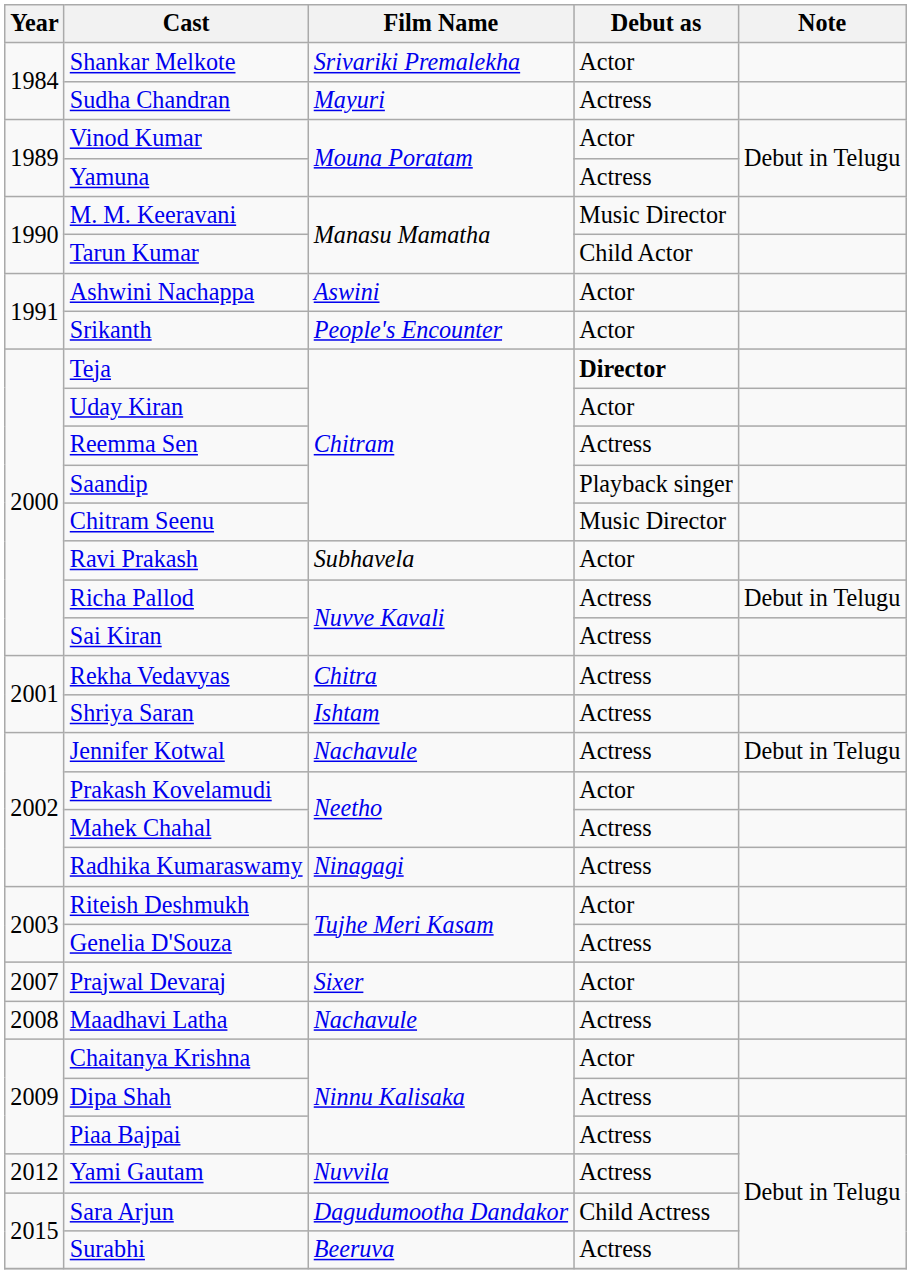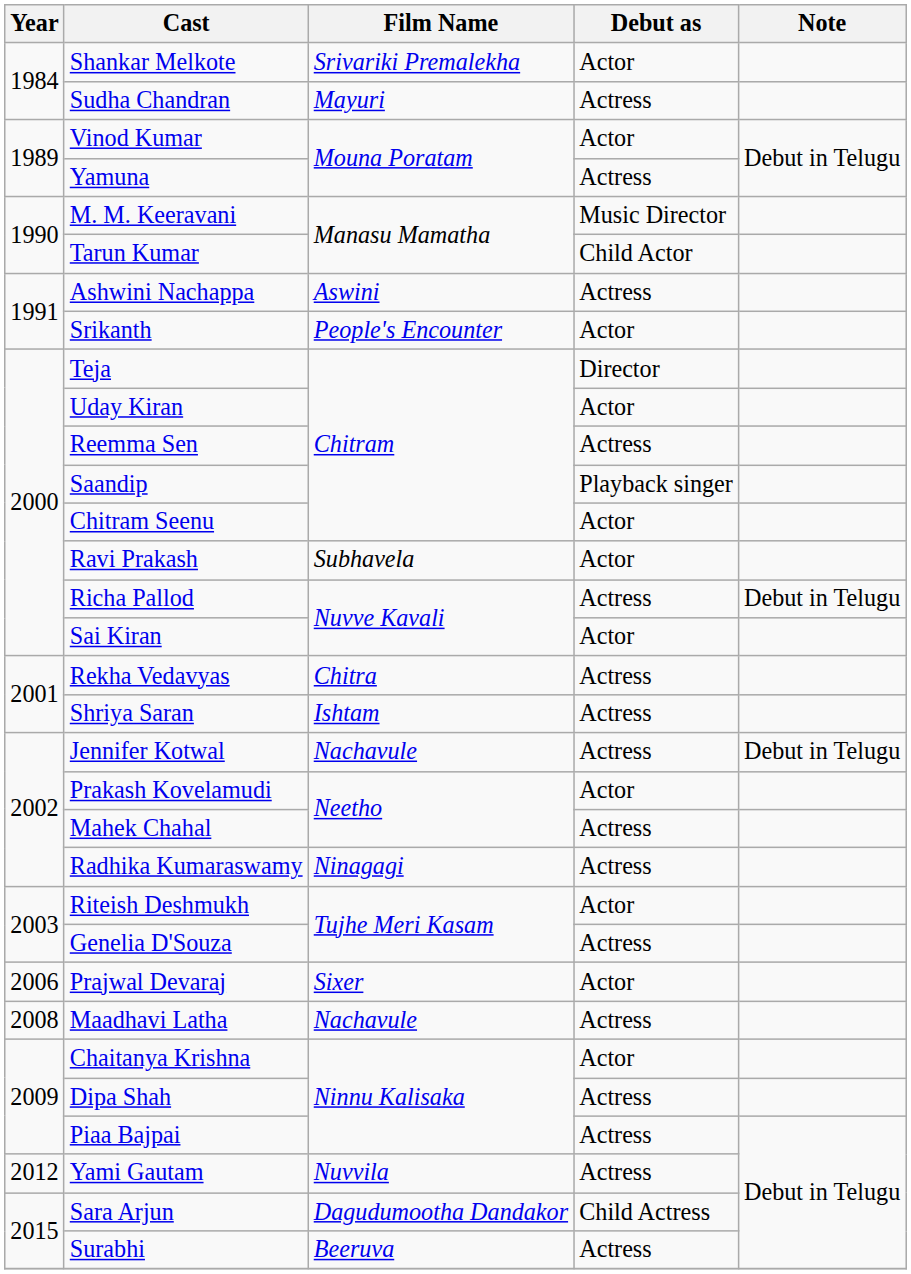(607, 291) Actor -> (615, 291) Actress
(623, 368) bold -> (619, 368) normal
(653, 521) Music Director -> (607, 521) Actor
(615, 636) Actress -> (607, 636) Actor
(34, 981) 2007 -> (34, 981) 2006
